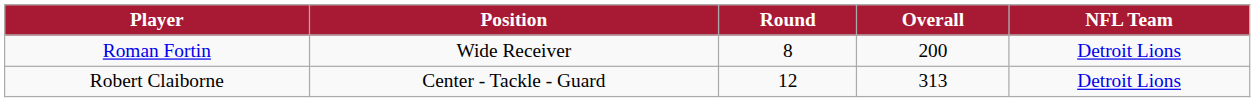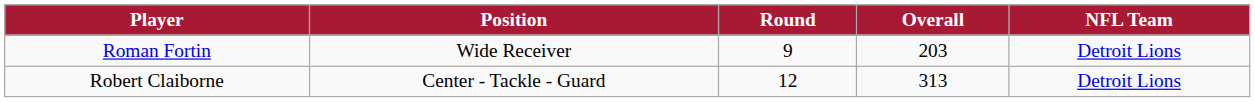(788, 50) 8 -> (788, 50) 9
(933, 50) 200 -> (933, 50) 203
